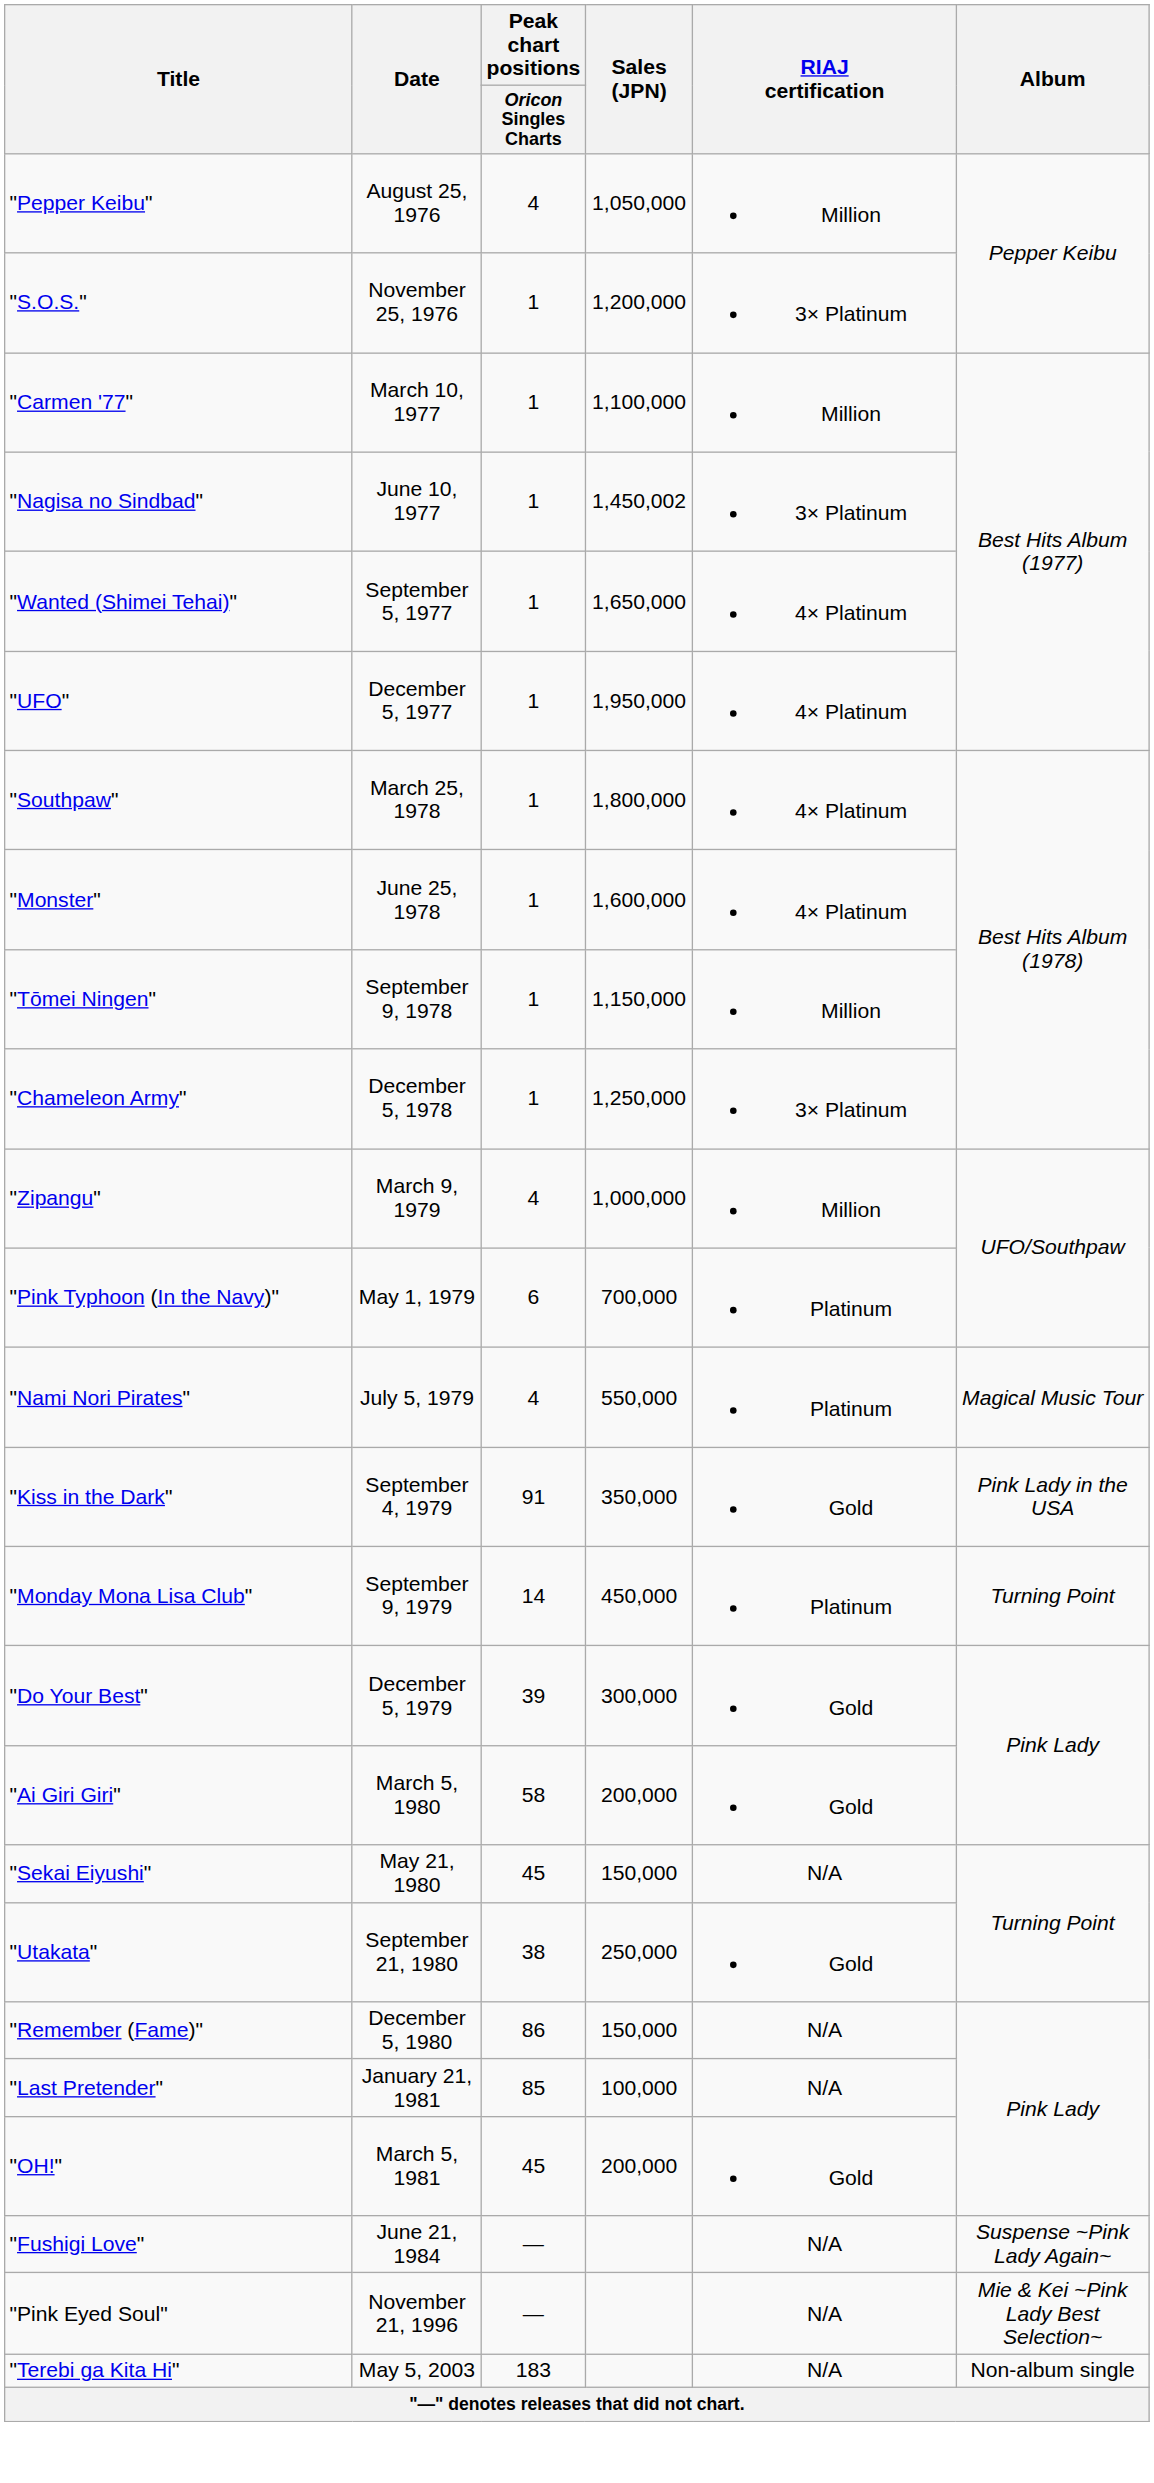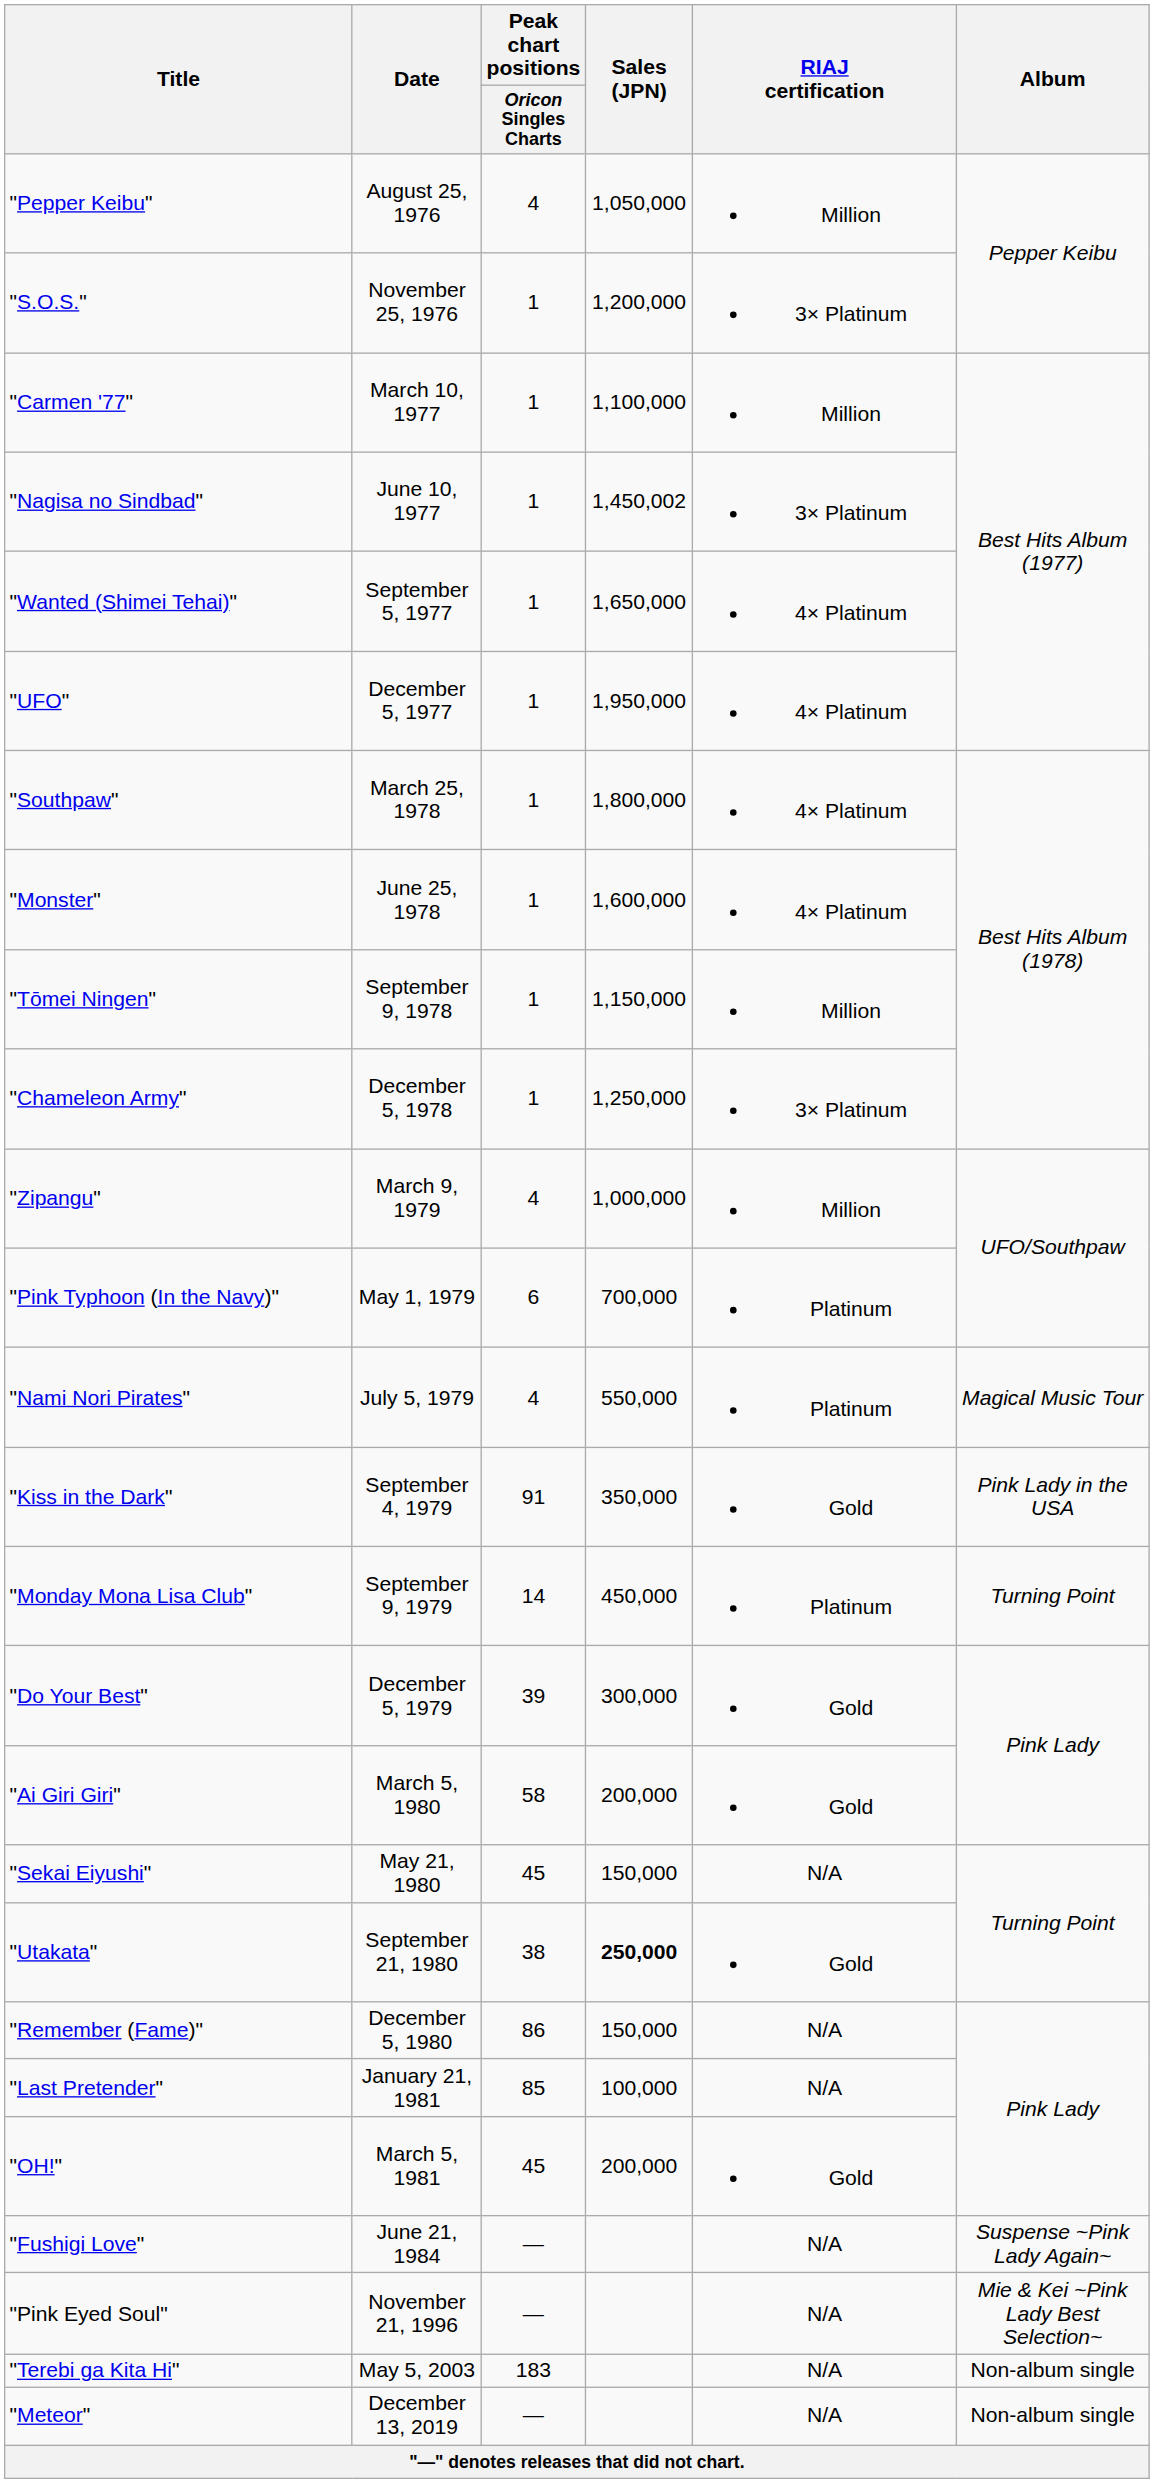(639, 1951) normal -> (639, 1951) bold
+ row: (50, 2415)
